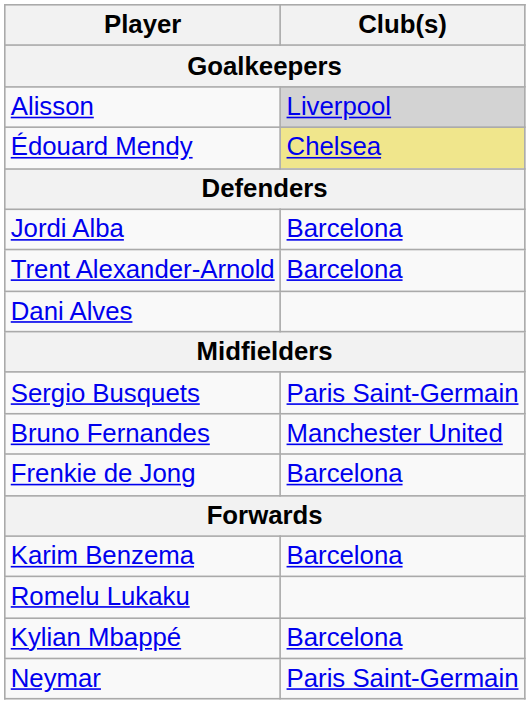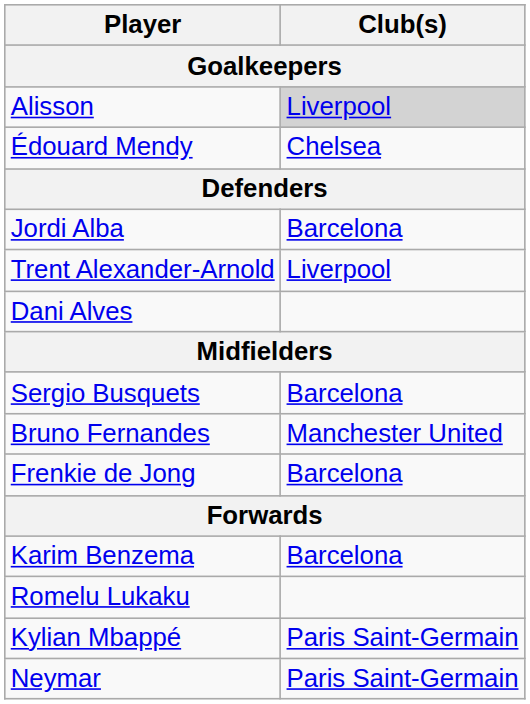(334, 147) khaki background -> (334, 147) no background
(345, 270) Barcelona -> (339, 270) Liverpool
(403, 392) Paris Saint-Germain -> (345, 392) Barcelona
(345, 637) Barcelona -> (403, 637) Paris Saint-Germain
